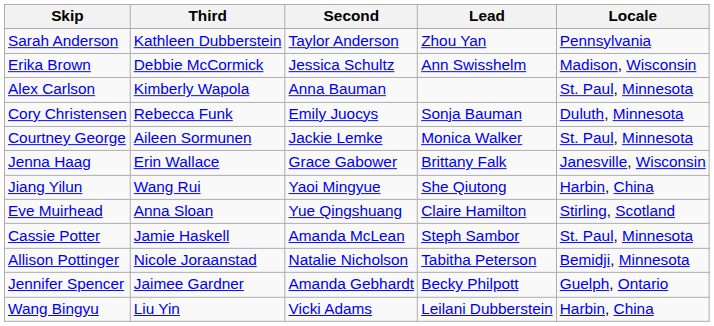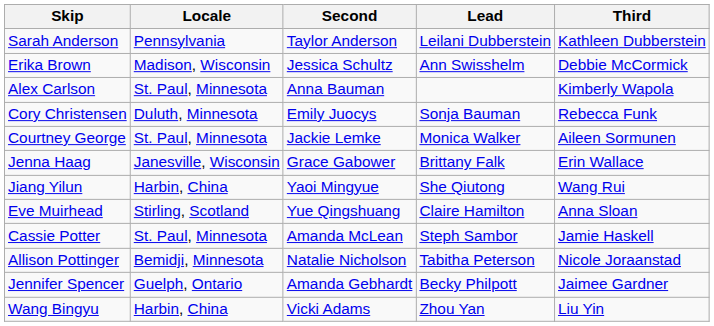columns swapped: (208, 16) <-> (633, 16)
(454, 41) Zhou Yan -> (485, 41) Leilani Dubberstein
(487, 308) Leilani Dubberstein -> (452, 308) Zhou Yan
